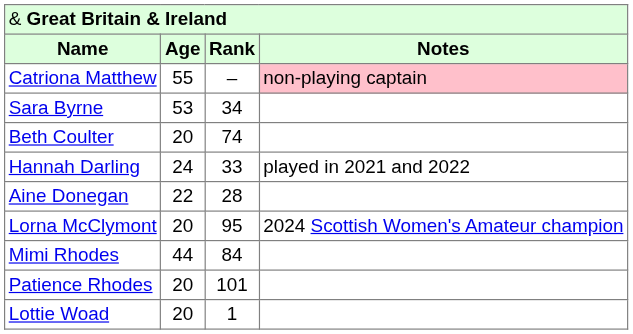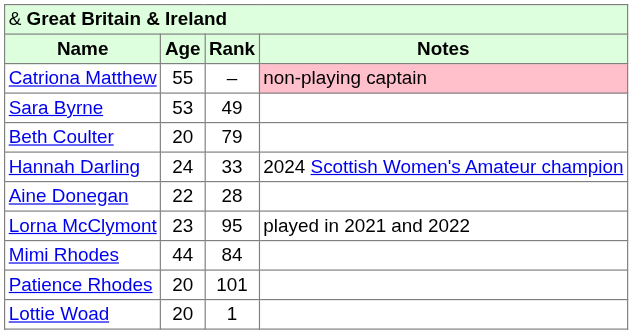(232, 107) 34 -> (232, 107) 49
(232, 137) 74 -> (232, 137) 79
(367, 166) played in 2021 and 2022 -> (443, 166) 2024 Scottish Women's Amateur champion
(183, 225) 20 -> (183, 225) 23
(443, 225) 2024 Scottish Women's Amateur champion -> (367, 225) played in 2021 and 2022
